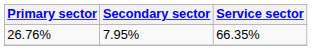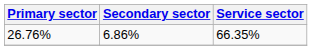(121, 34) 7.95% -> (121, 34) 6.86%
